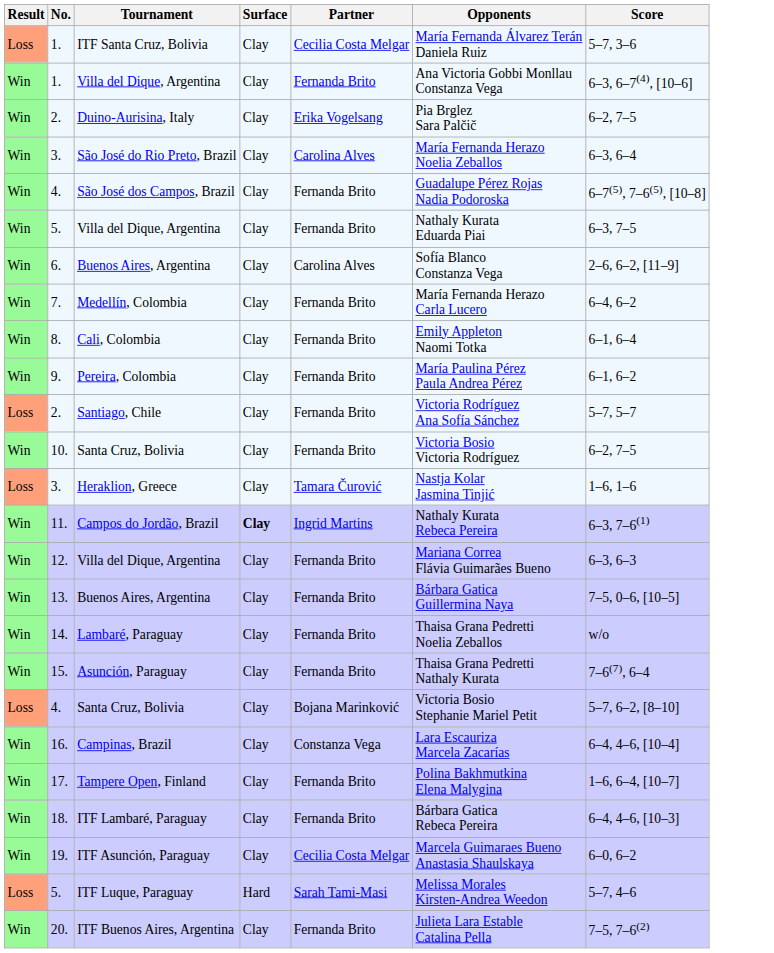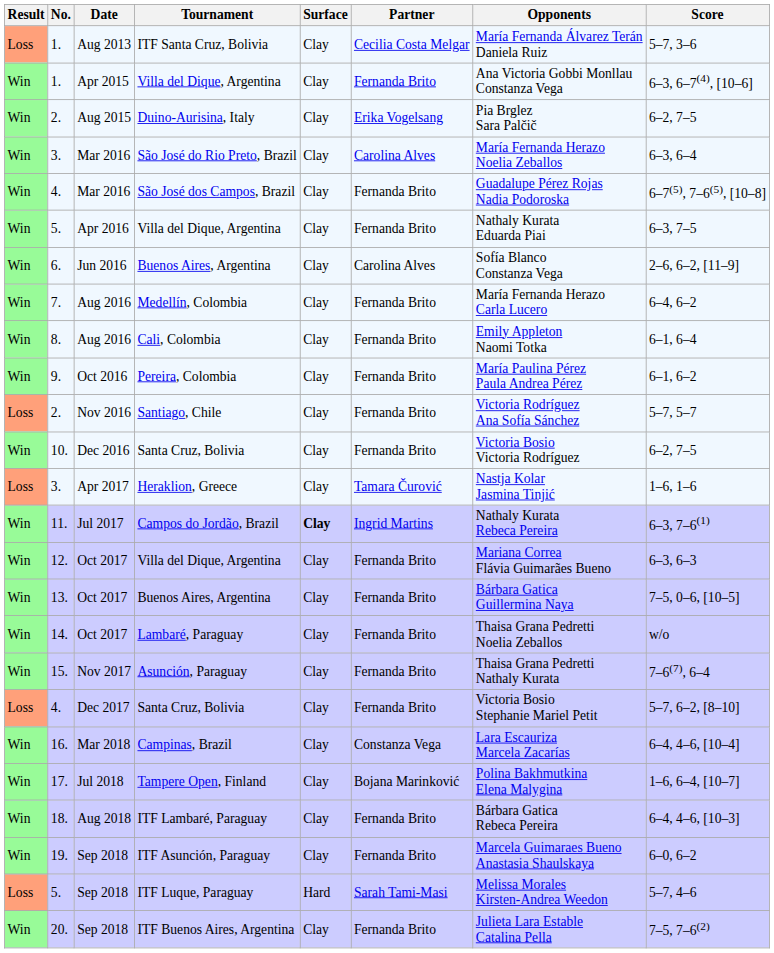+ column: (104, 15)
(346, 708) Bojana Marinković -> (395, 708) Fernanda Brito
(335, 781) Fernanda Brito -> (407, 781) Bojana Marinković
(351, 855) Cecilia Costa Melgar -> (395, 855) Fernanda Brito
